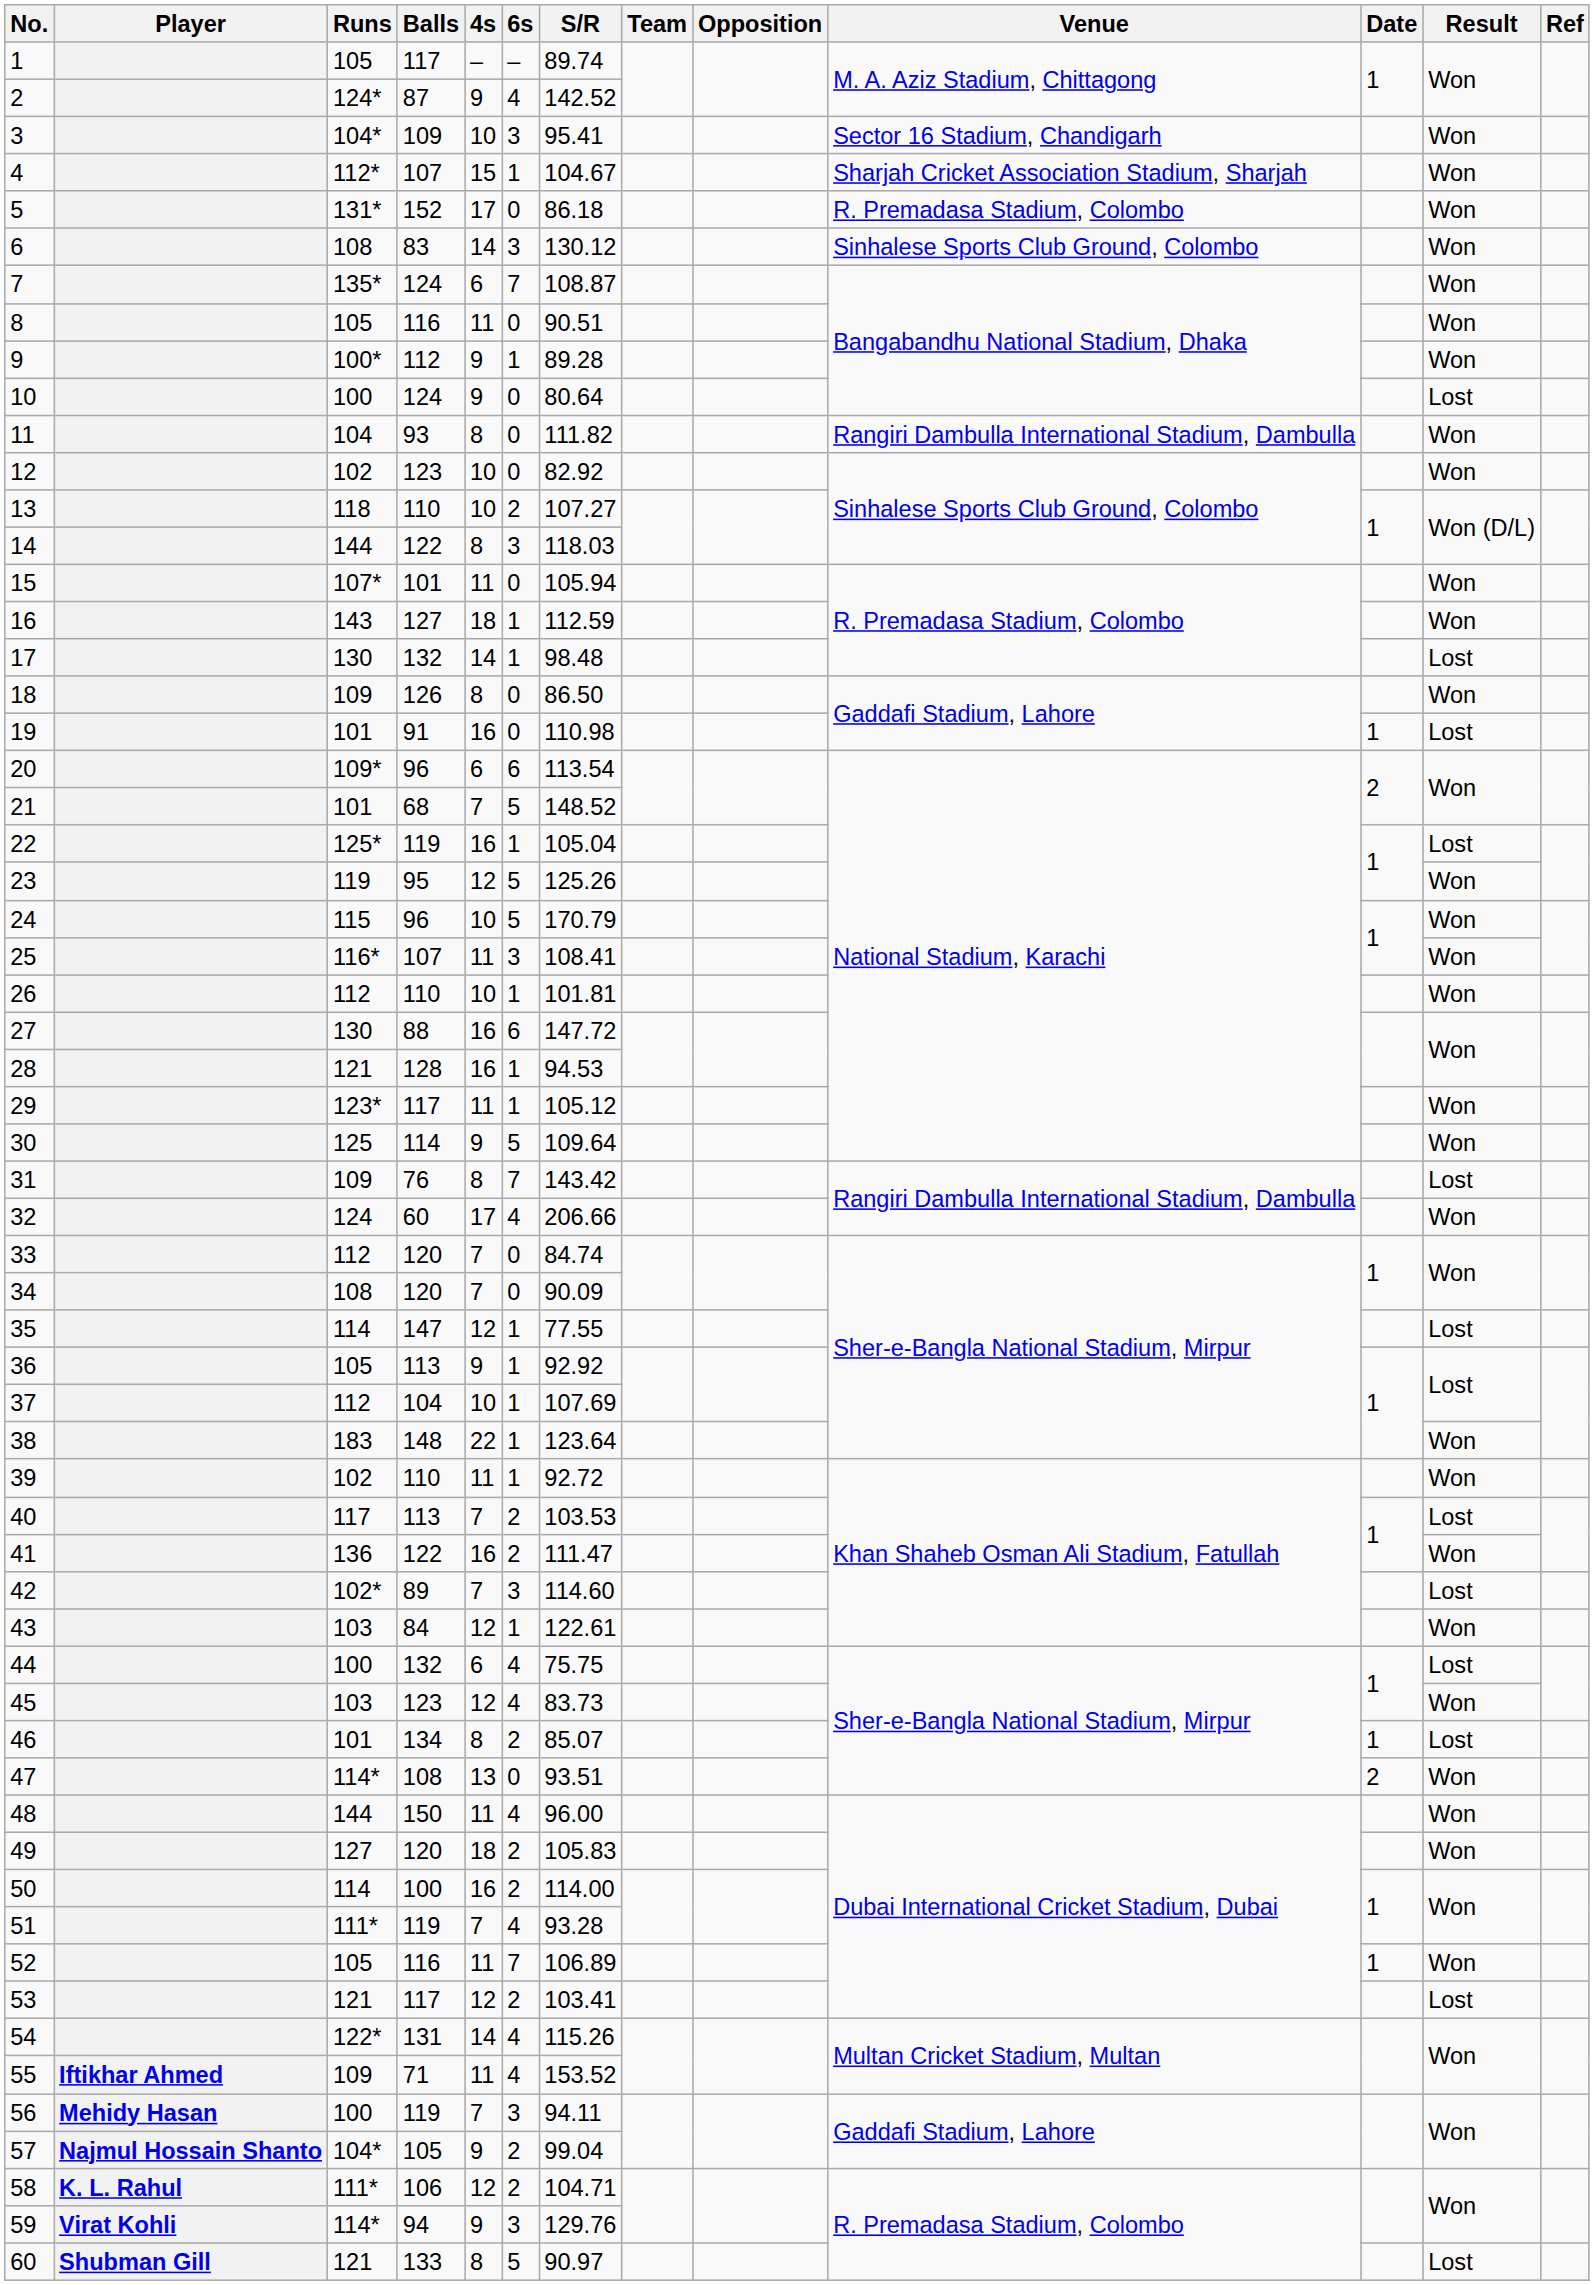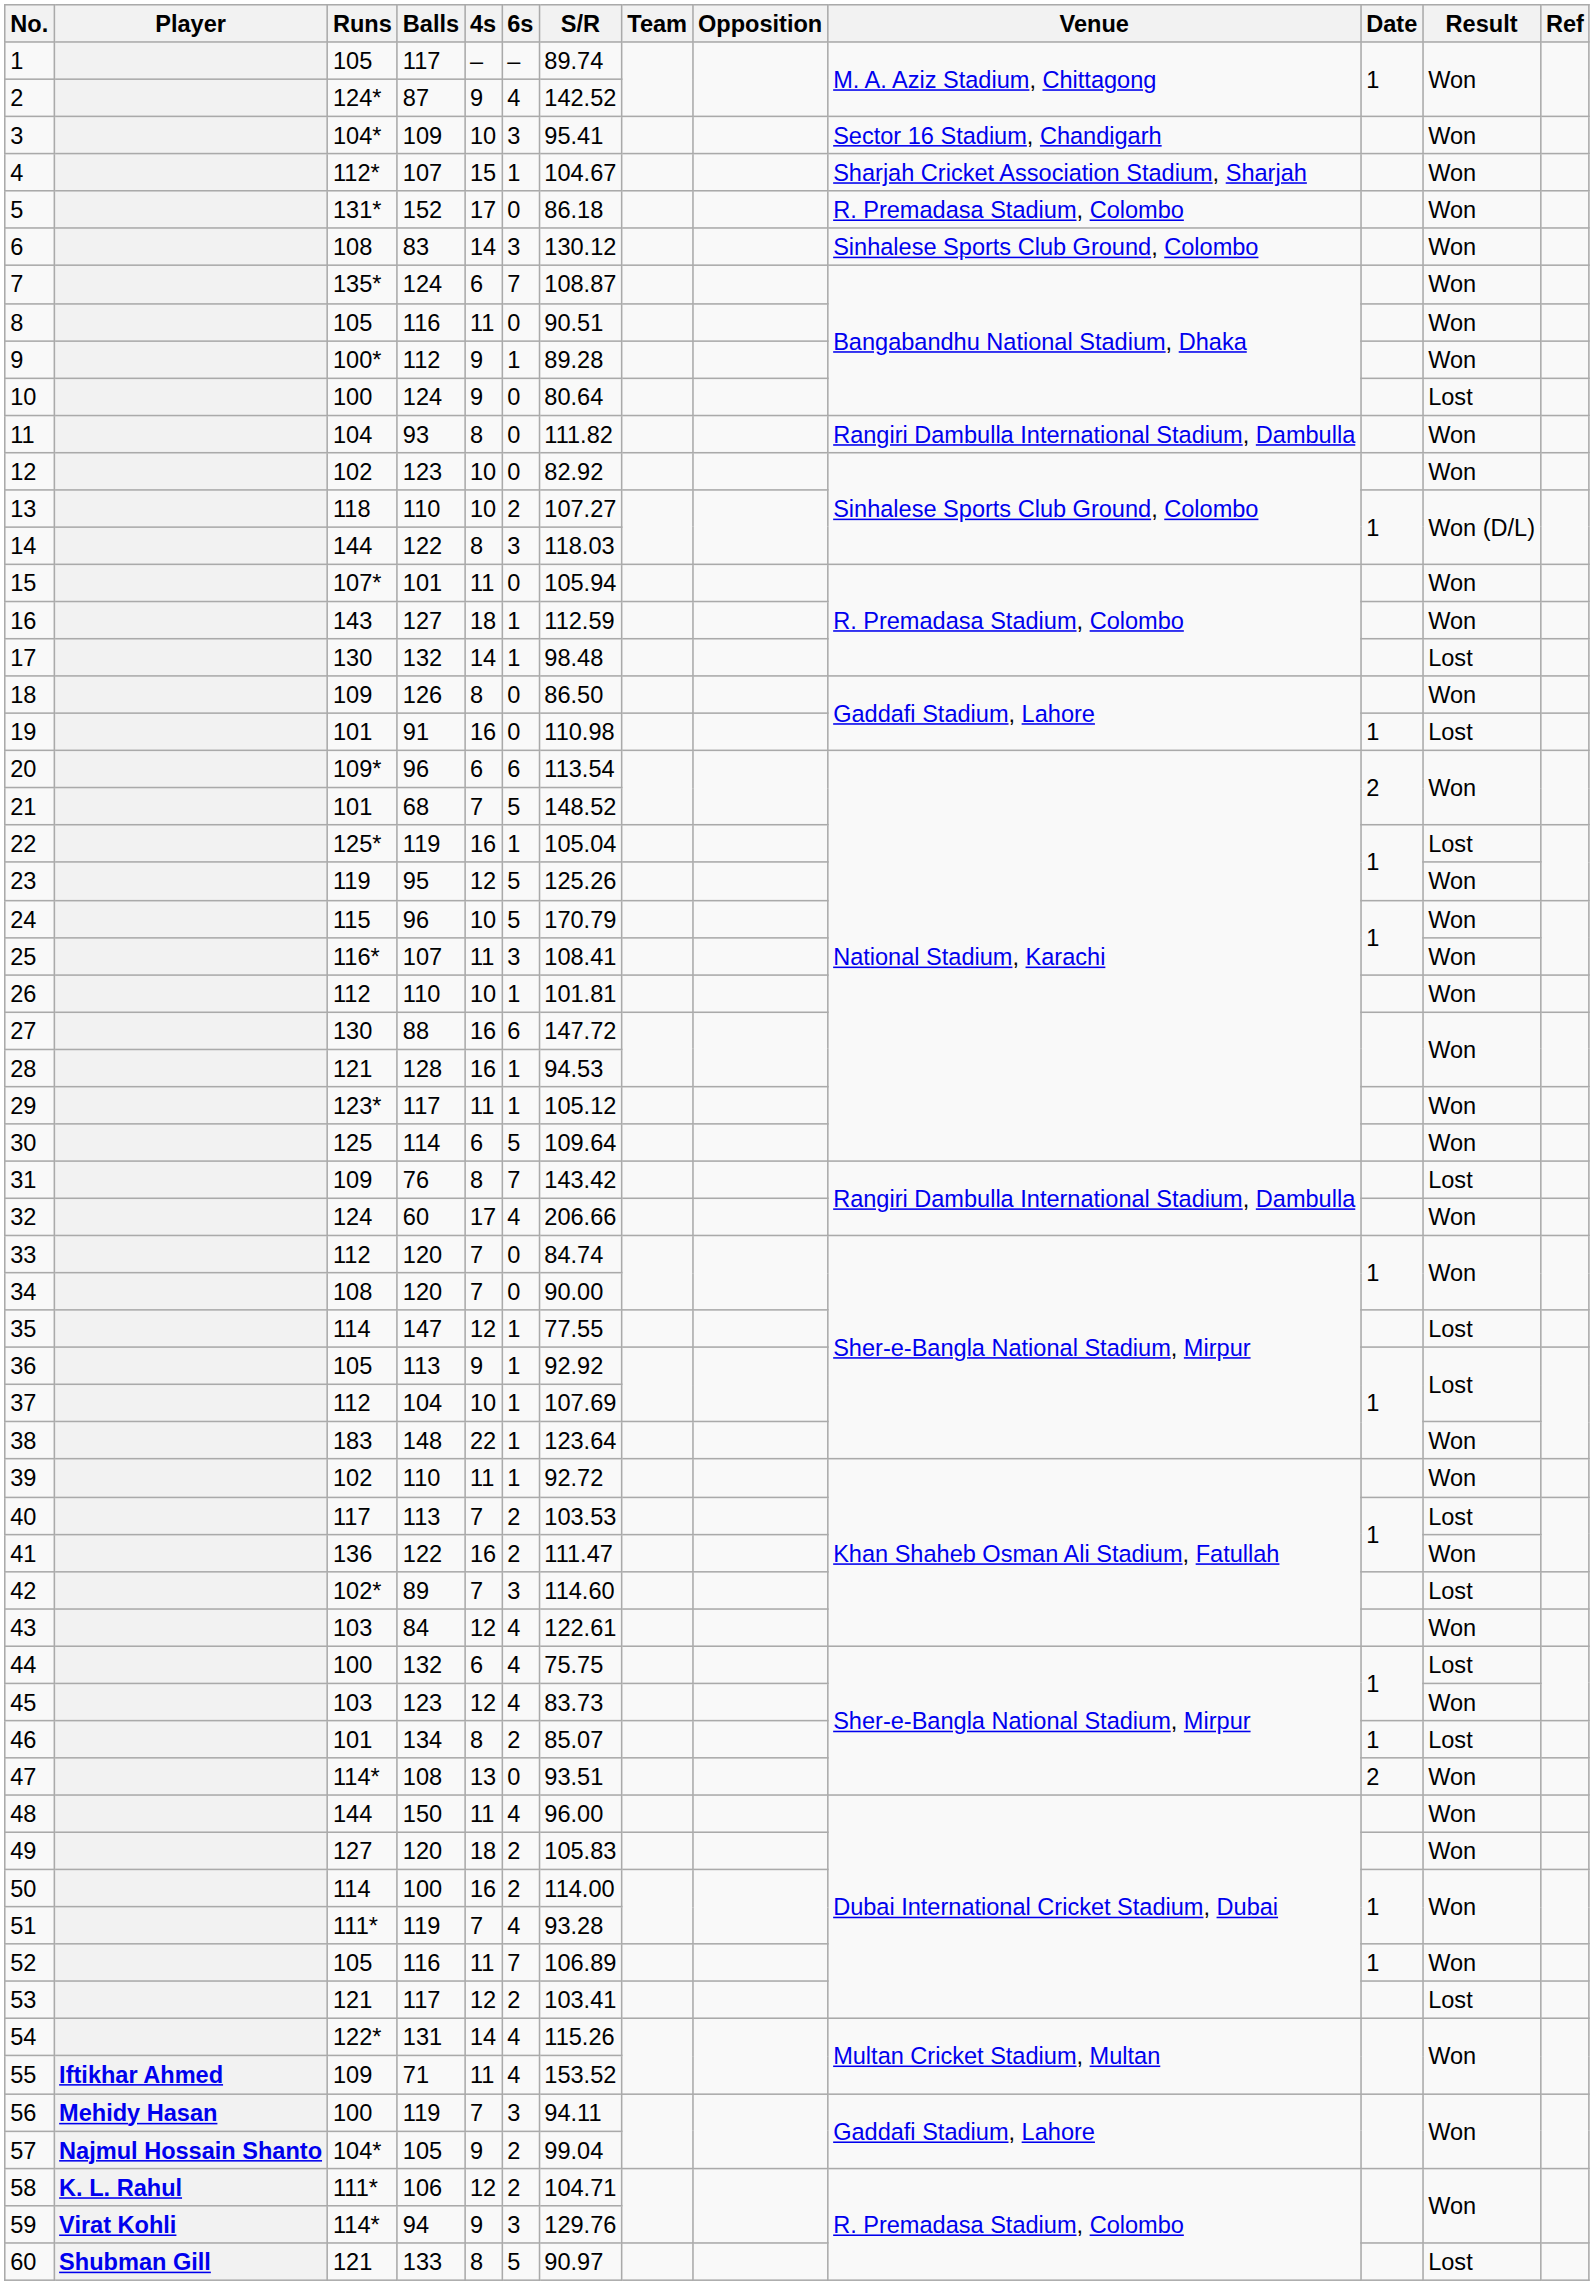(477, 1143) 9 -> (477, 1143) 6
(574, 1292) 90.09 -> (574, 1292) 90.00
(514, 1627) 1 -> (514, 1627) 4
